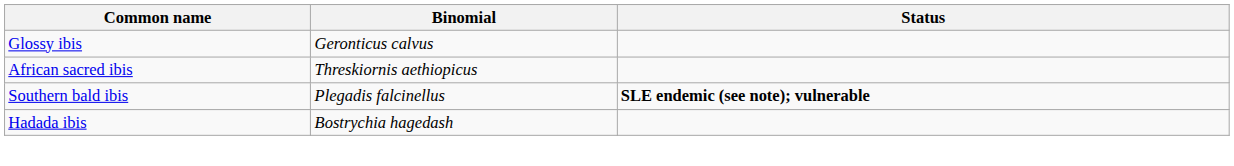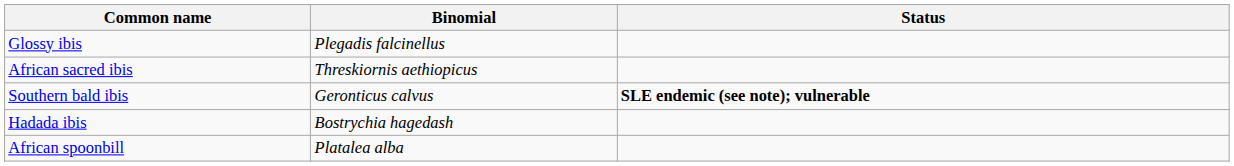(374, 43) Geronticus calvus -> (380, 43) Plegadis falcinellus
(380, 95) Plegadis falcinellus -> (374, 95) Geronticus calvus
+ row: (66, 148)
